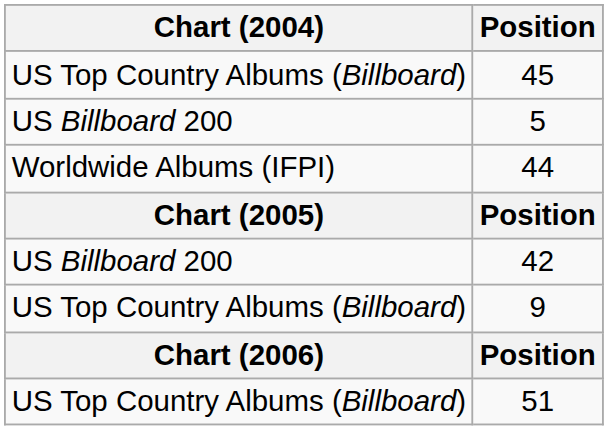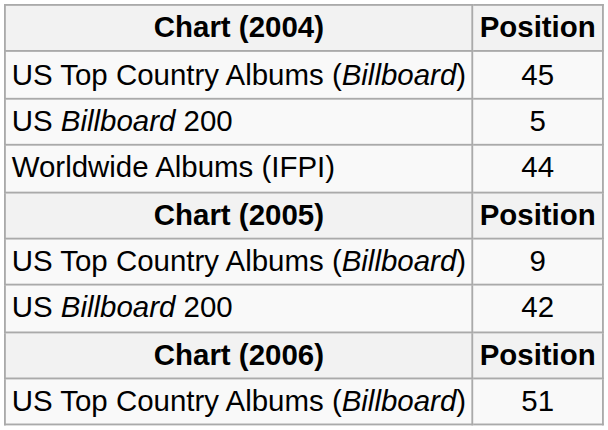rows swapped: (538, 261) <-> (538, 307)
